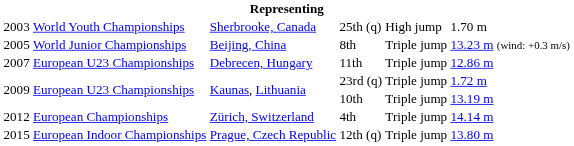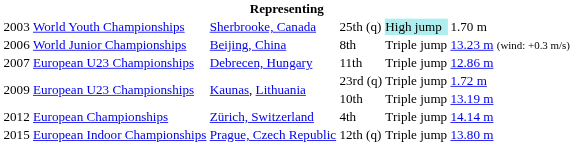(414, 26) no background -> (414, 26) paleturquoise background
(17, 45) 2005 -> (17, 45) 2006
